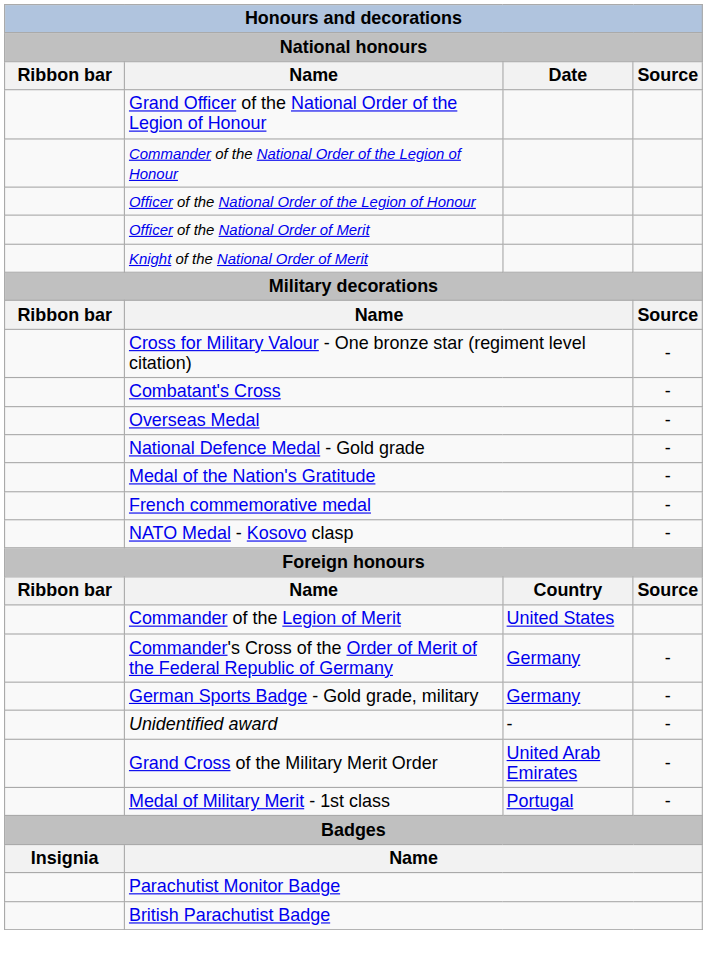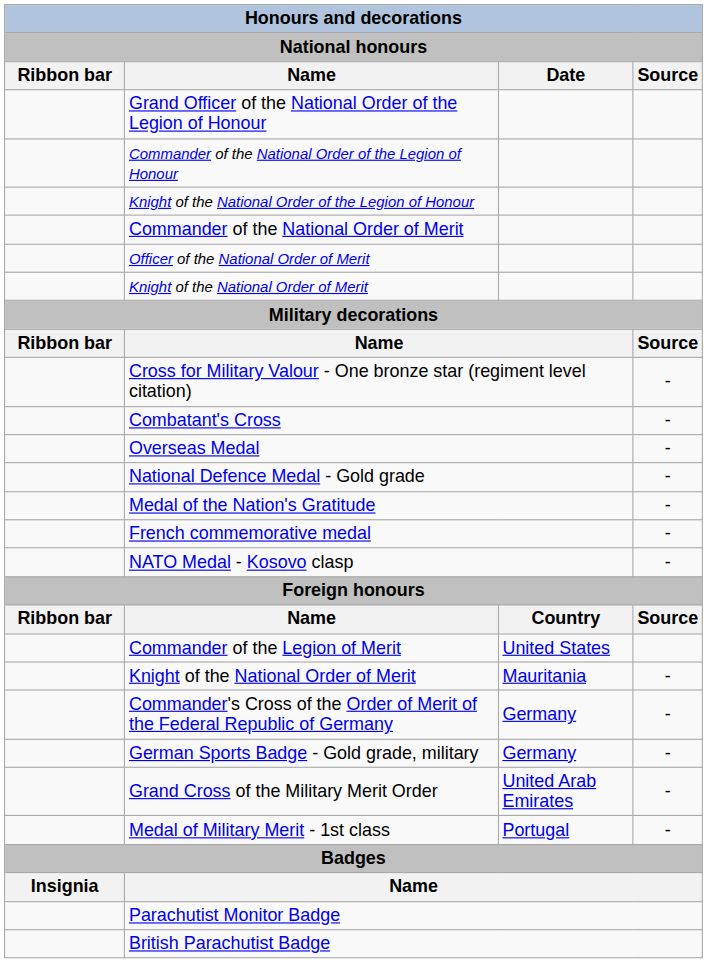- row: (302, 202)
+ row: (302, 202)
+ row: (296, 229)
+ row: (272, 676)
- row: (203, 724)
